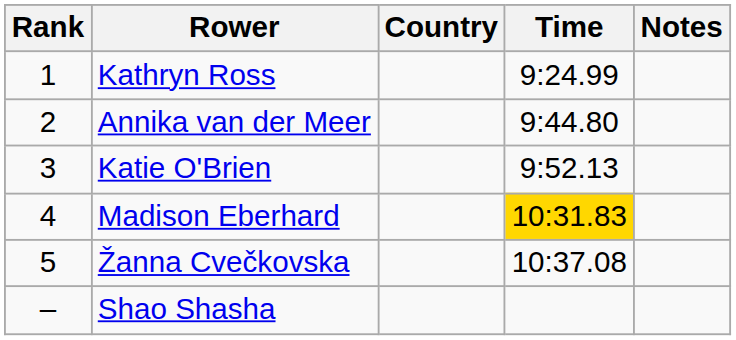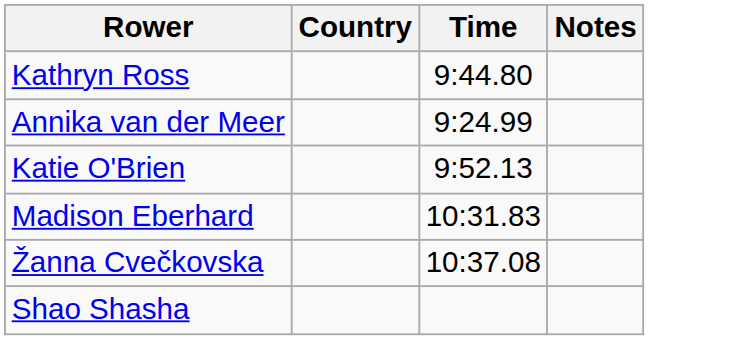- column: (48, 27)
(569, 74) 9:24.99 -> (483, 74) 9:44.80
(569, 121) 9:44.80 -> (483, 121) 9:24.99
(569, 215) gold background -> (483, 215) no background
